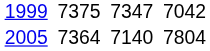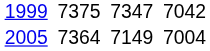(132, 38) 7140 -> (132, 38) 7149
(184, 38) 7804 -> (184, 38) 7004
